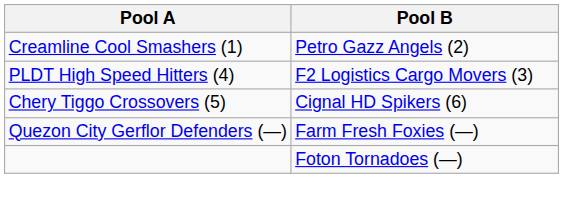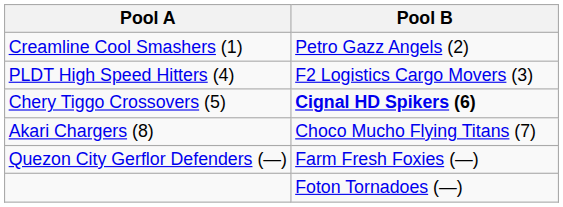(381, 103) normal -> (385, 103) bold
+ row: (81, 131)
